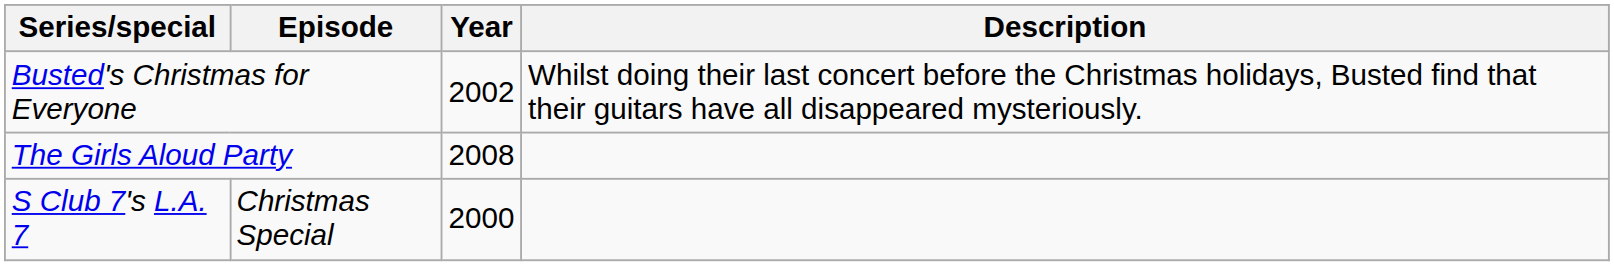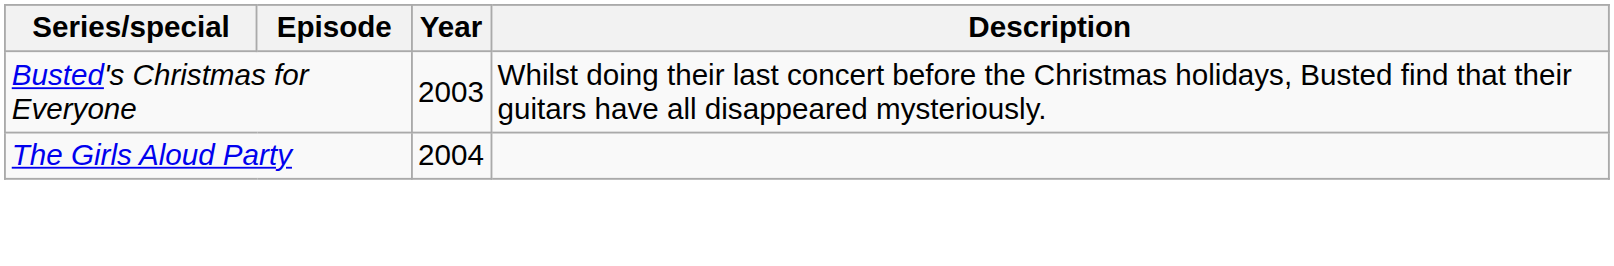(481, 91) 2002 -> (451, 91) 2003
(481, 155) 2008 -> (451, 155) 2004
- row: (109, 218)
